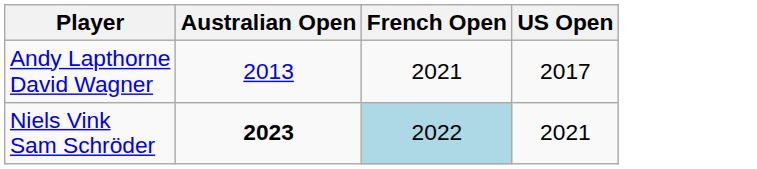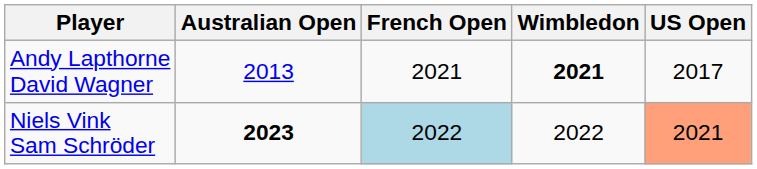+ column: (579, 22)
(565, 132) no background -> (698, 132) lightsalmon background
